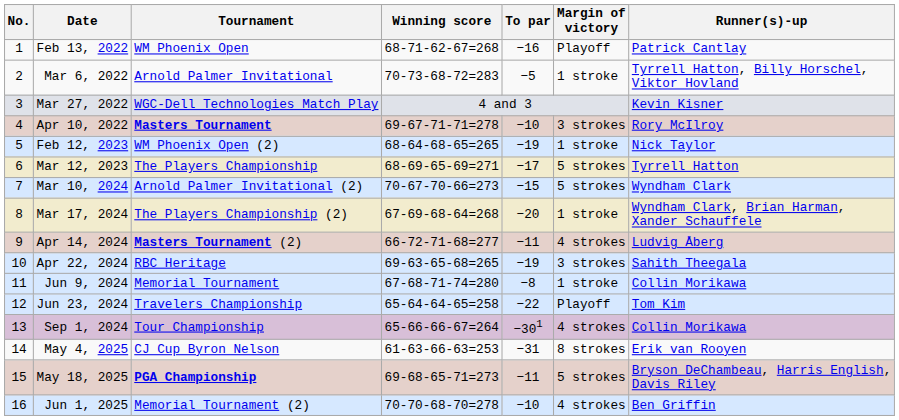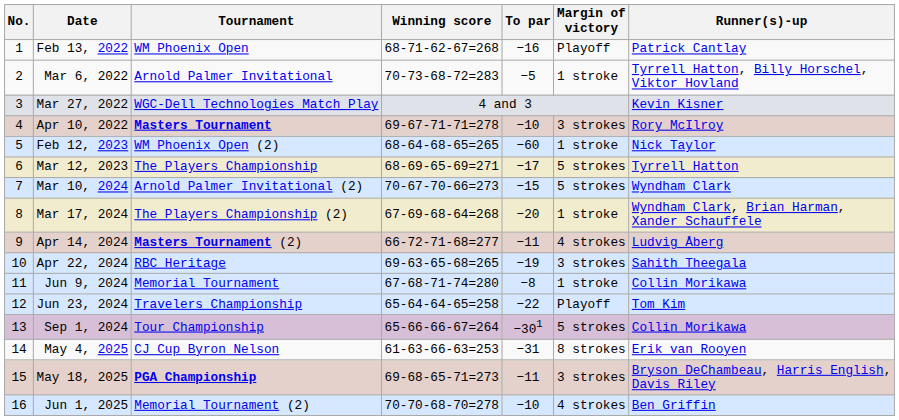(528, 147) −19 -> (528, 147) −60
(591, 327) 4 strokes -> (591, 327) 5 strokes
(591, 378) 5 strokes -> (591, 378) 3 strokes
